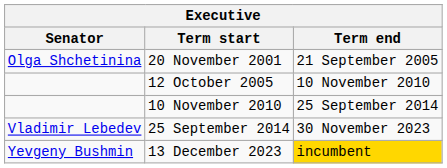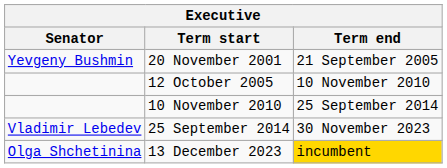(75, 61) Olga Shchetinina -> (70, 61) Yevgeny Bushmin
(70, 152) Yevgeny Bushmin -> (75, 152) Olga Shchetinina
